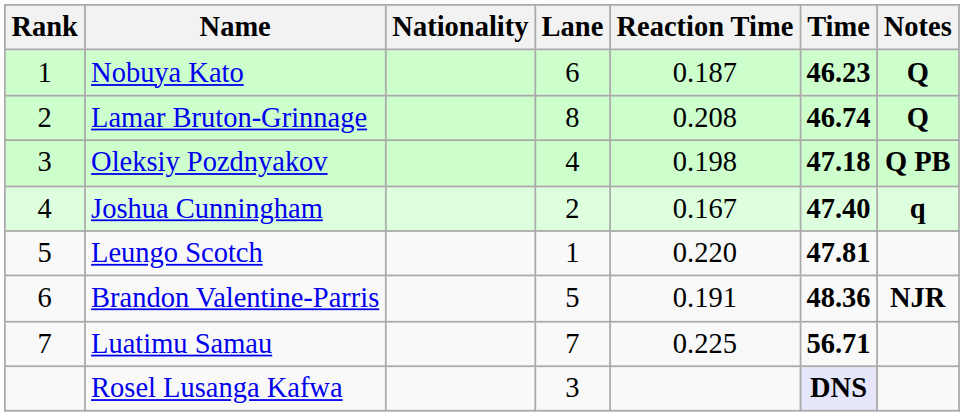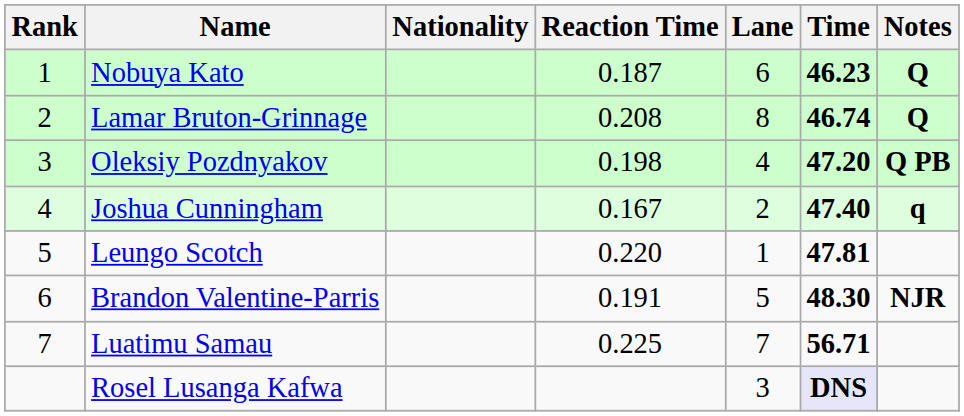columns swapped: (572, 27) <-> (705, 27)
(839, 162) 47.18 -> (839, 162) 47.20
(839, 298) 48.36 -> (839, 298) 48.30
